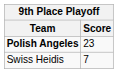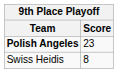(86, 60) 7 -> (86, 60) 8
